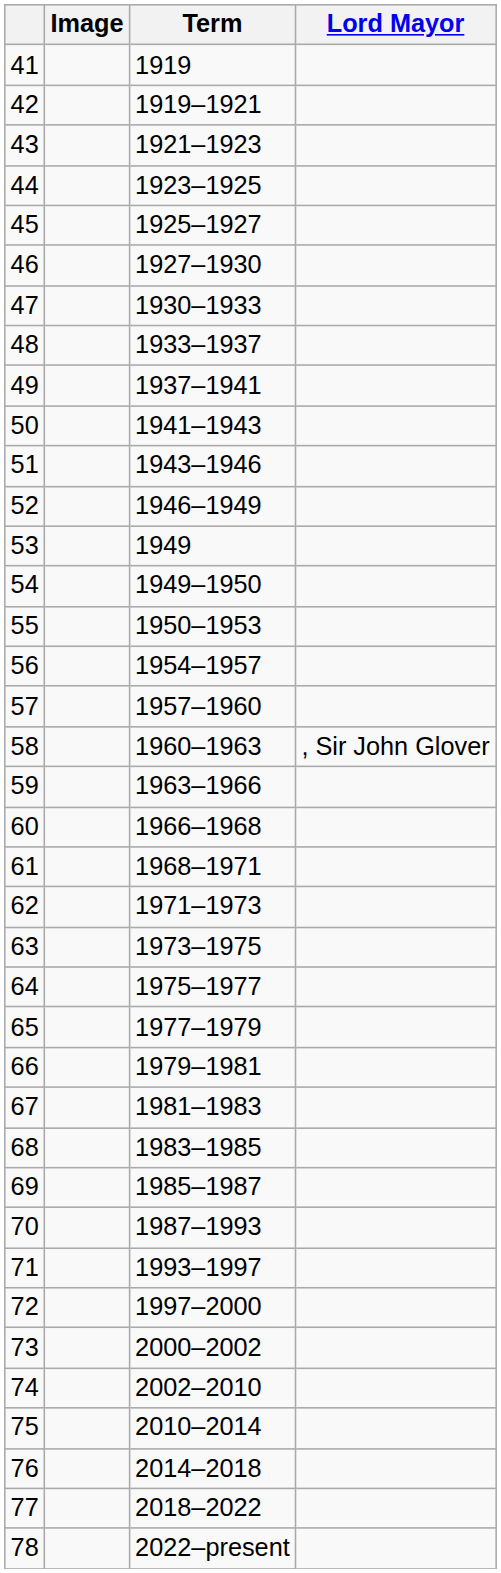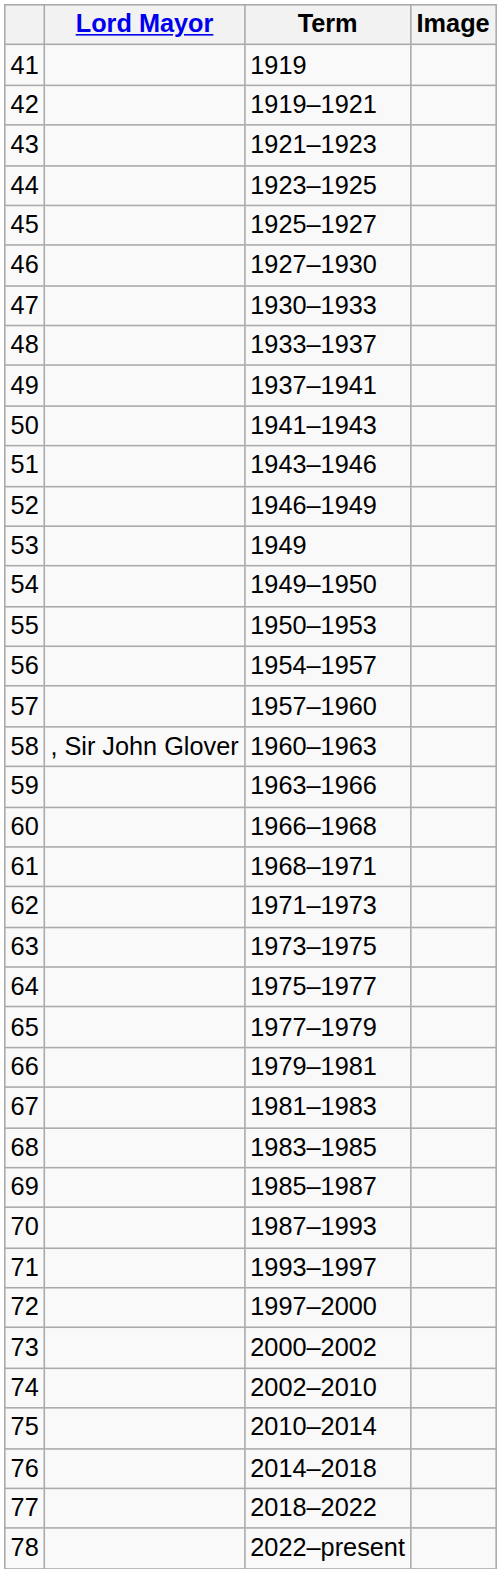columns swapped: (396, 24) <-> (87, 24)
